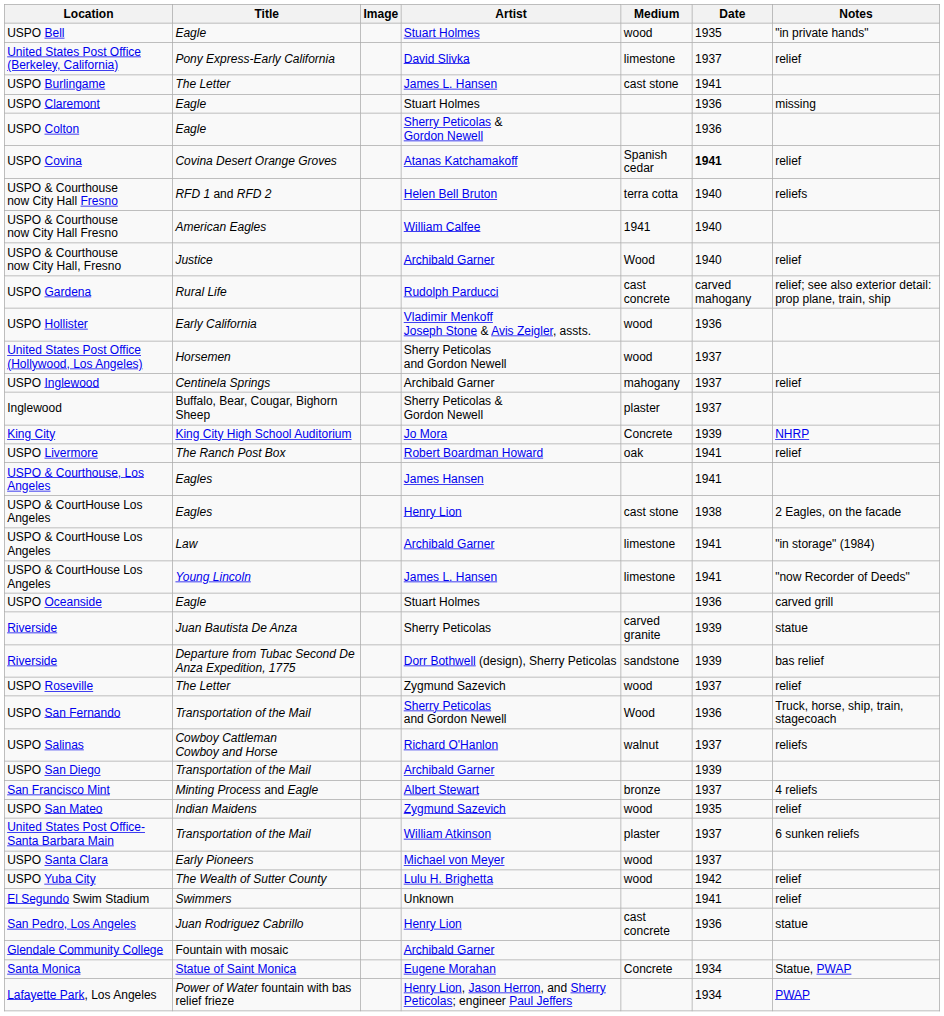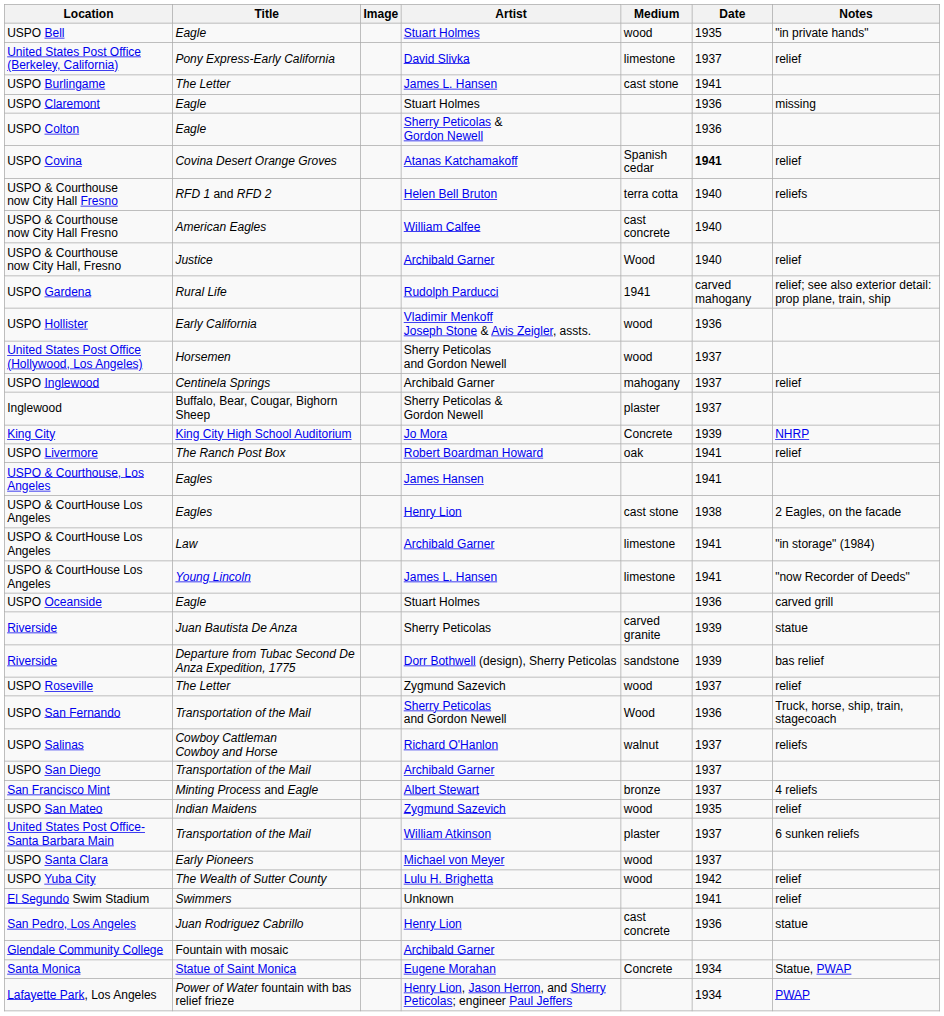(637, 227) 1941 -> (647, 227) cast concrete
(647, 292) cast concrete -> (637, 292) 1941
(708, 770) 1939 -> (708, 770) 1937
